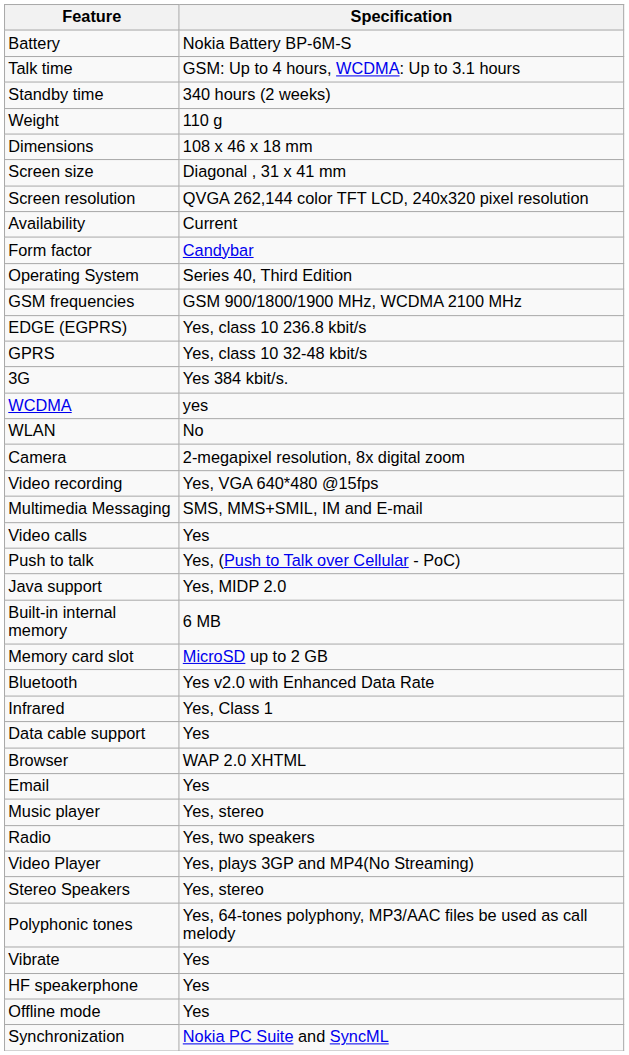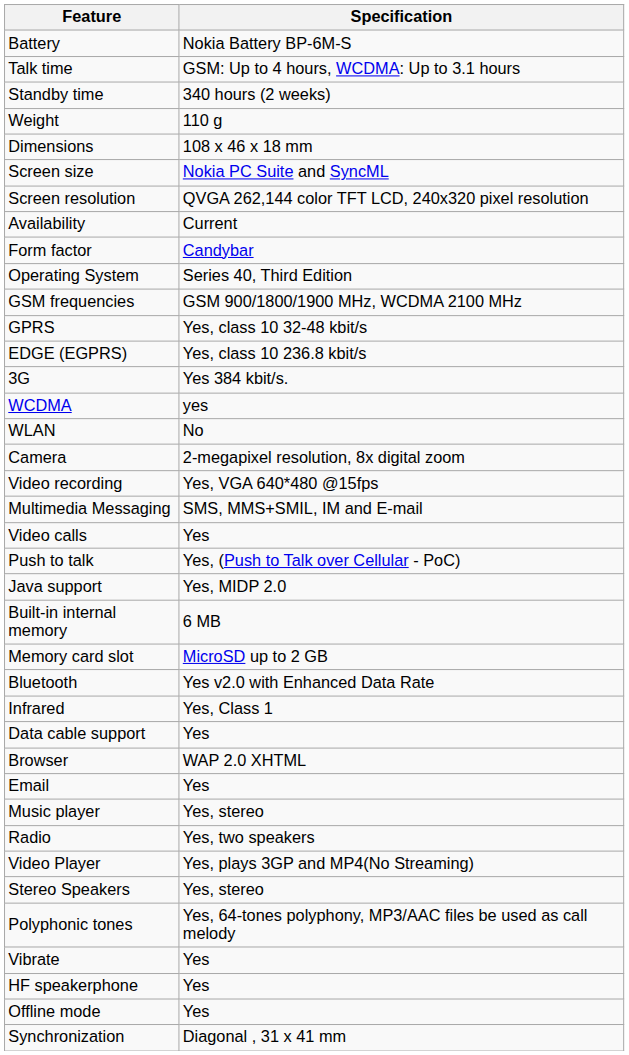(264, 172) Diagonal , 31 x 41 mm -> (286, 172) Nokia PC Suite and SyncML
rows swapped: (31, 353) <-> (68, 328)
(286, 1037) Nokia PC Suite and SyncML -> (264, 1037) Diagonal , 31 x 41 mm
